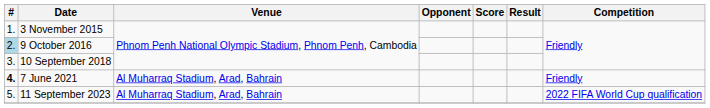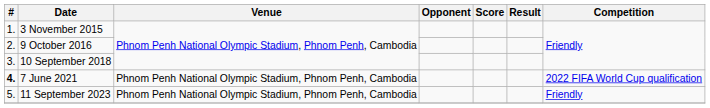(11, 46) lightblue background -> (11, 46) no background
(199, 78) Al Muharraq Stadium, Arad, Bahrain -> (267, 78) Phnom Penh National Olympic Stadium, Phnom Penh, Cambodia
(564, 78) Friendly -> (624, 78) 2022 FIFA World Cup qualification
(199, 95) Al Muharraq Stadium, Arad, Bahrain -> (267, 95) Phnom Penh National Olympic Stadium, Phnom Penh, Cambodia
(624, 95) 2022 FIFA World Cup qualification -> (564, 95) Friendly
